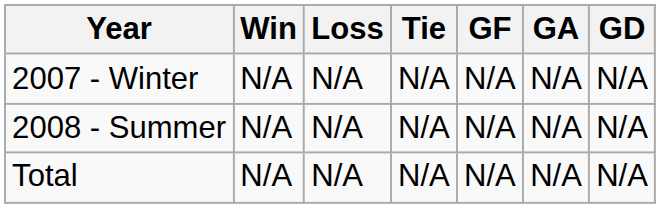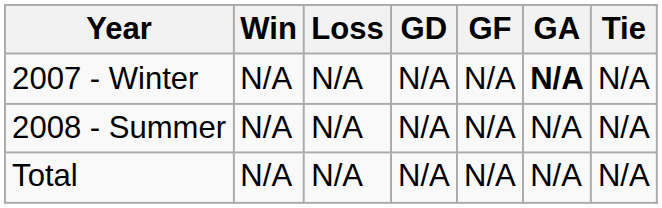columns swapped: (424, 29) <-> (622, 29)
(556, 78) normal -> (557, 78) bold
